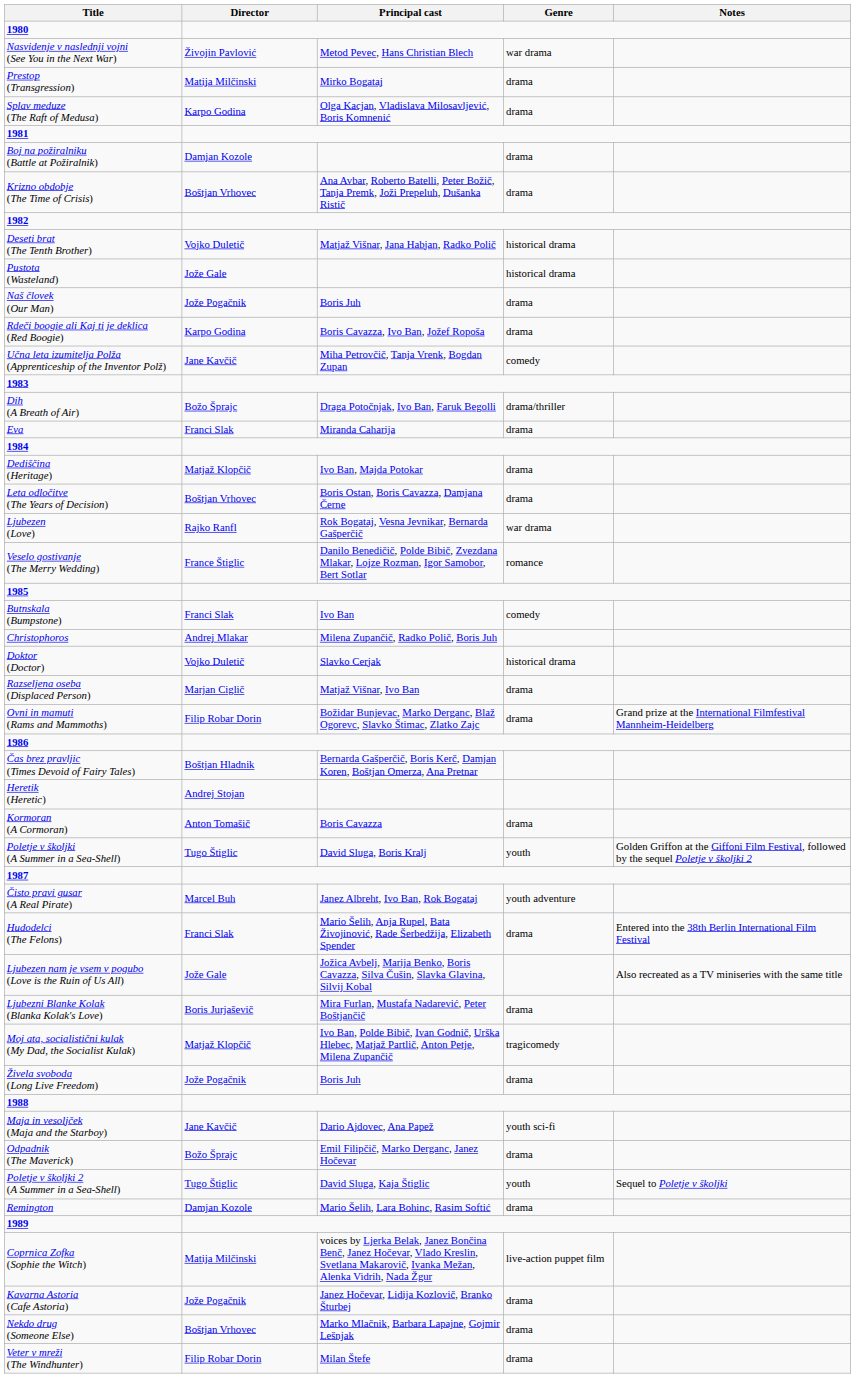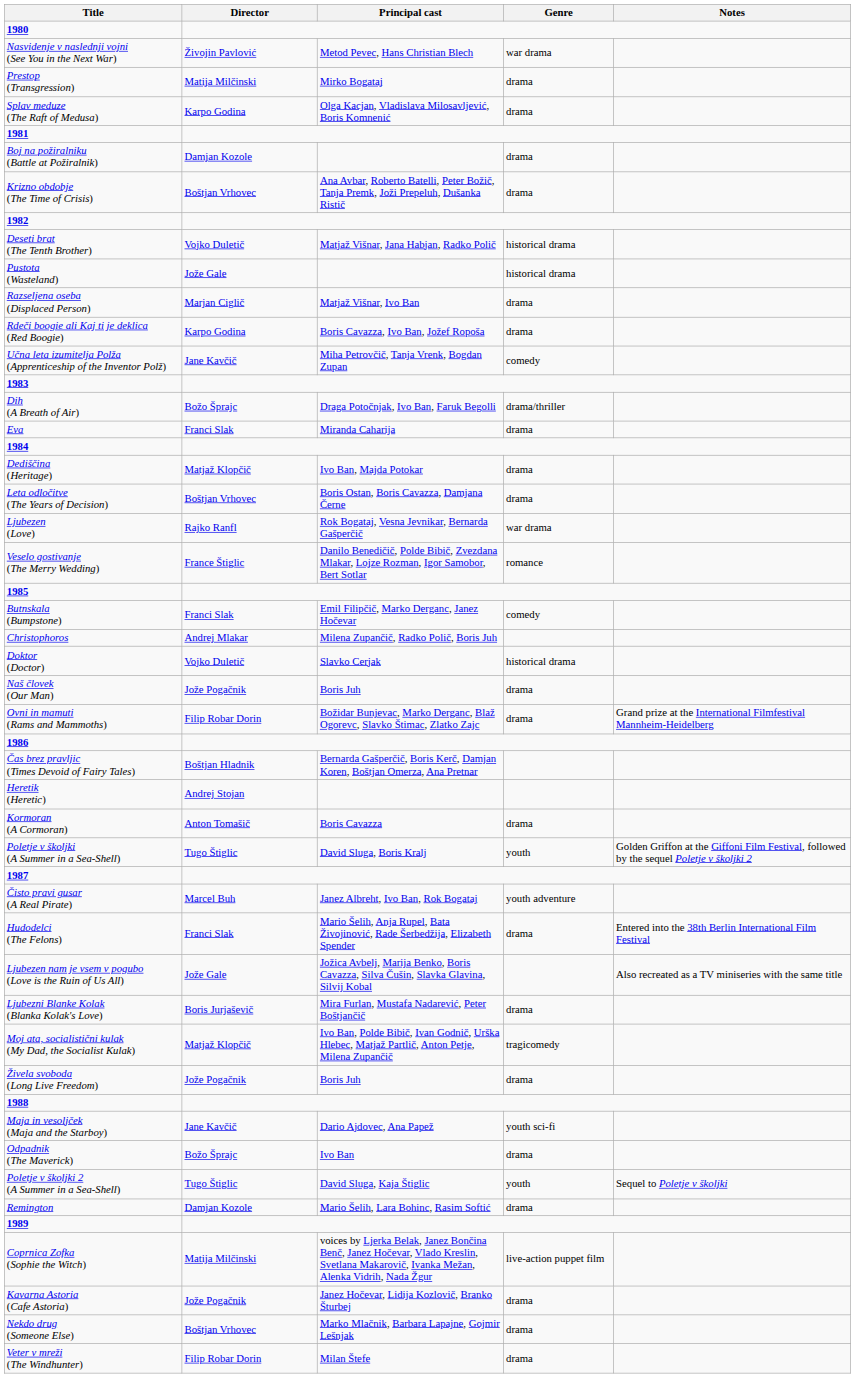rows swapped: (49, 690) <-> (30, 302)
(337, 615) Ivo Ban -> (399, 615) Emil Filipčič, Marko Derganc, Janez Hočevar
(399, 1155) Emil Filipčič, Marko Derganc, Janez Hočevar -> (337, 1155) Ivo Ban
